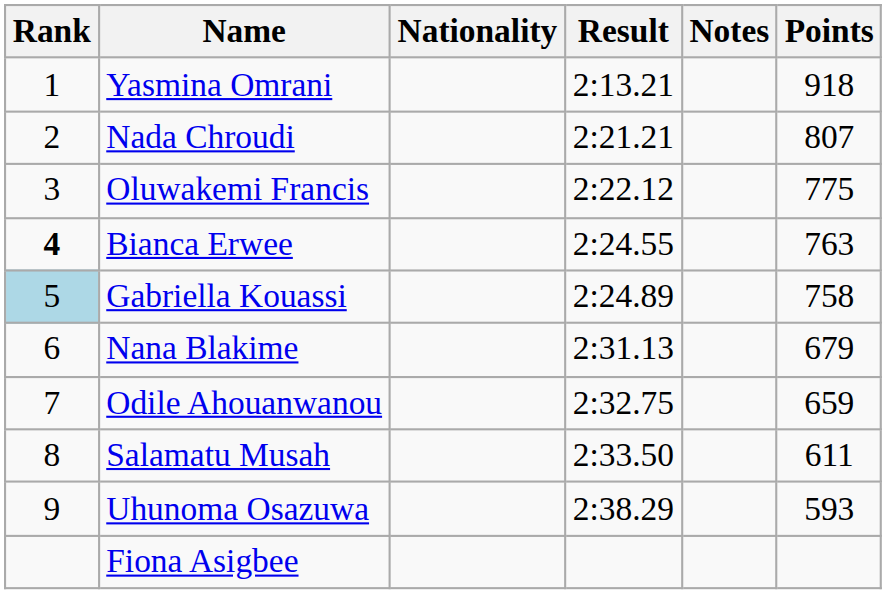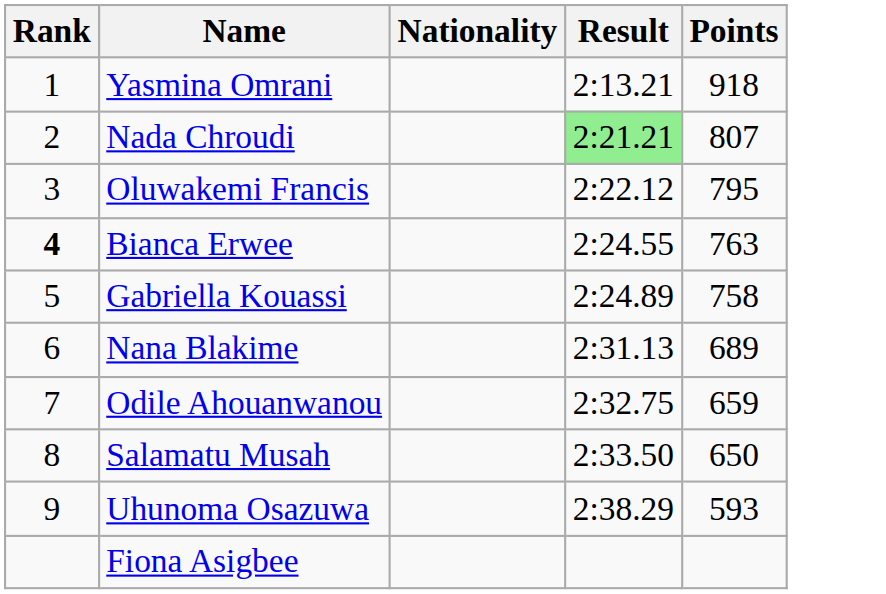- column: (729, 31)
(623, 137) no background -> (623, 137) lightgreen background
(829, 190) 775 -> (734, 190) 795
(52, 296) lightblue background -> (52, 296) no background
(829, 349) 679 -> (734, 349) 689
(829, 455) 611 -> (734, 455) 650
